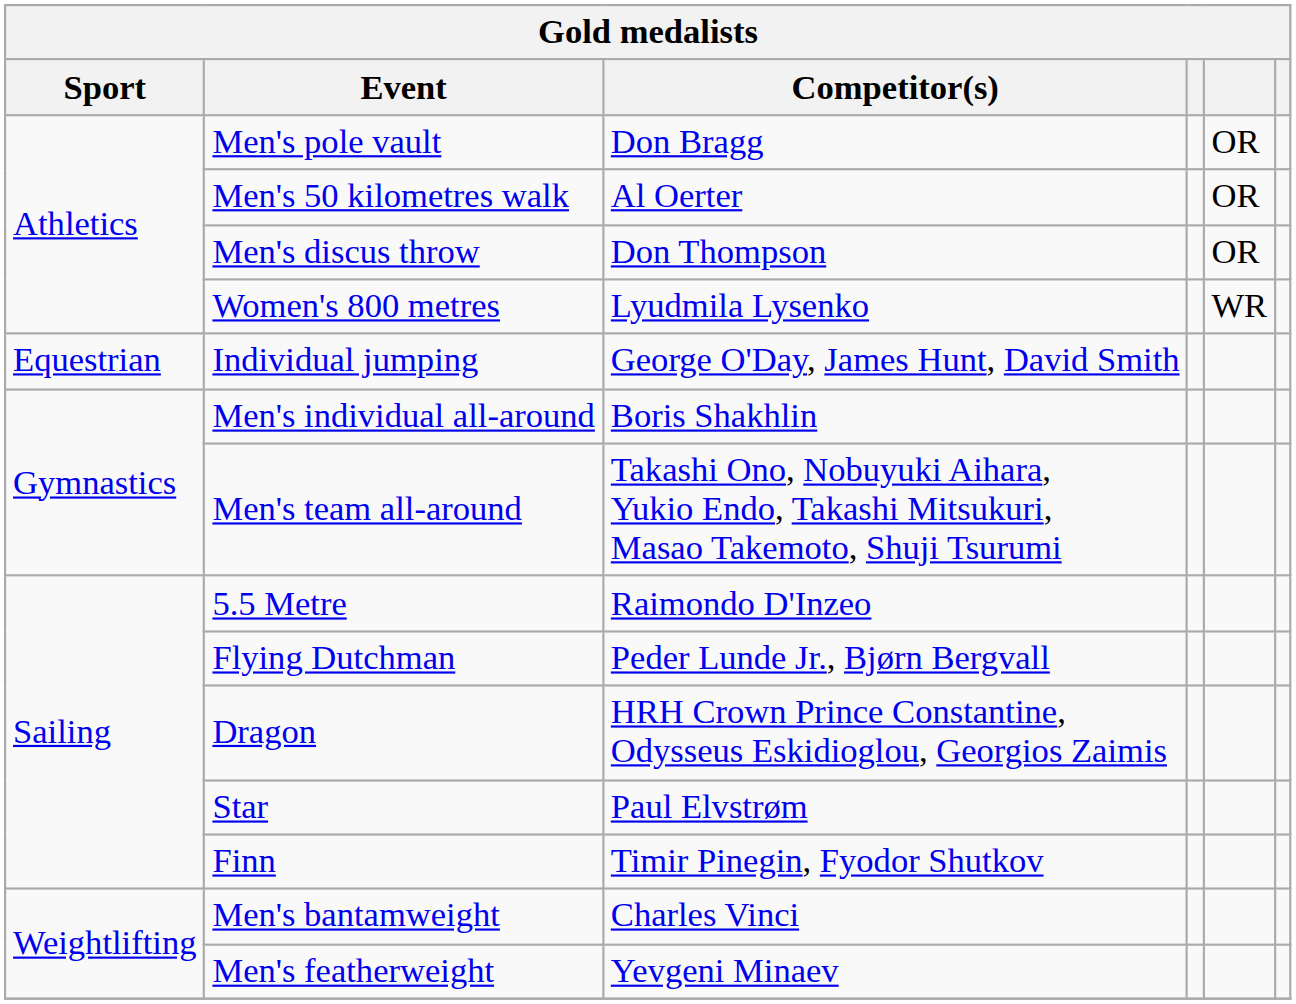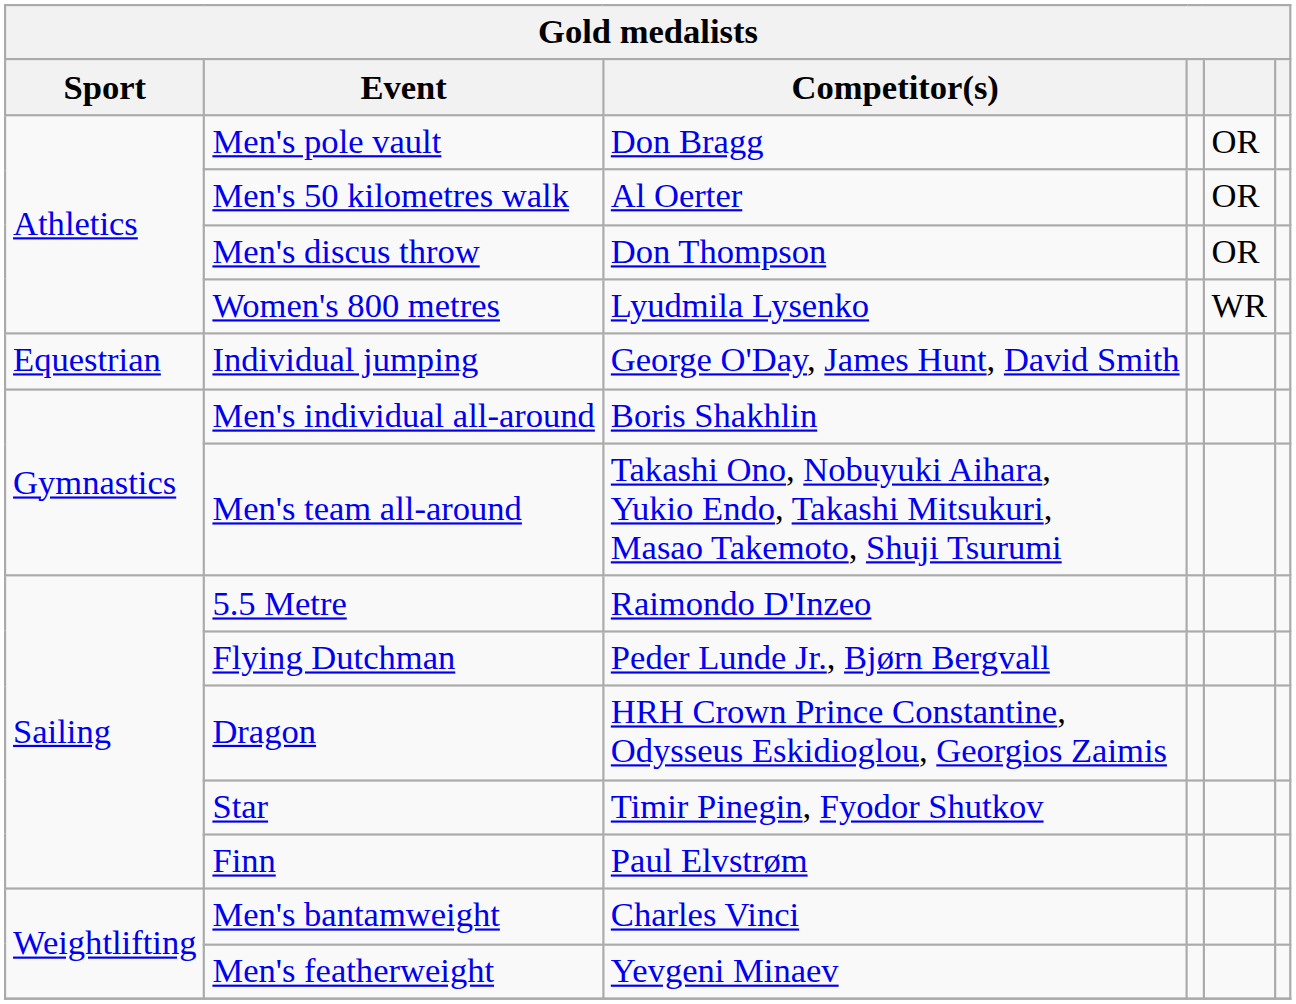(709, 806) Paul Elvstrøm -> (827, 806) Timir Pinegin, Fyodor Shutkov
(827, 861) Timir Pinegin, Fyodor Shutkov -> (709, 861) Paul Elvstrøm
